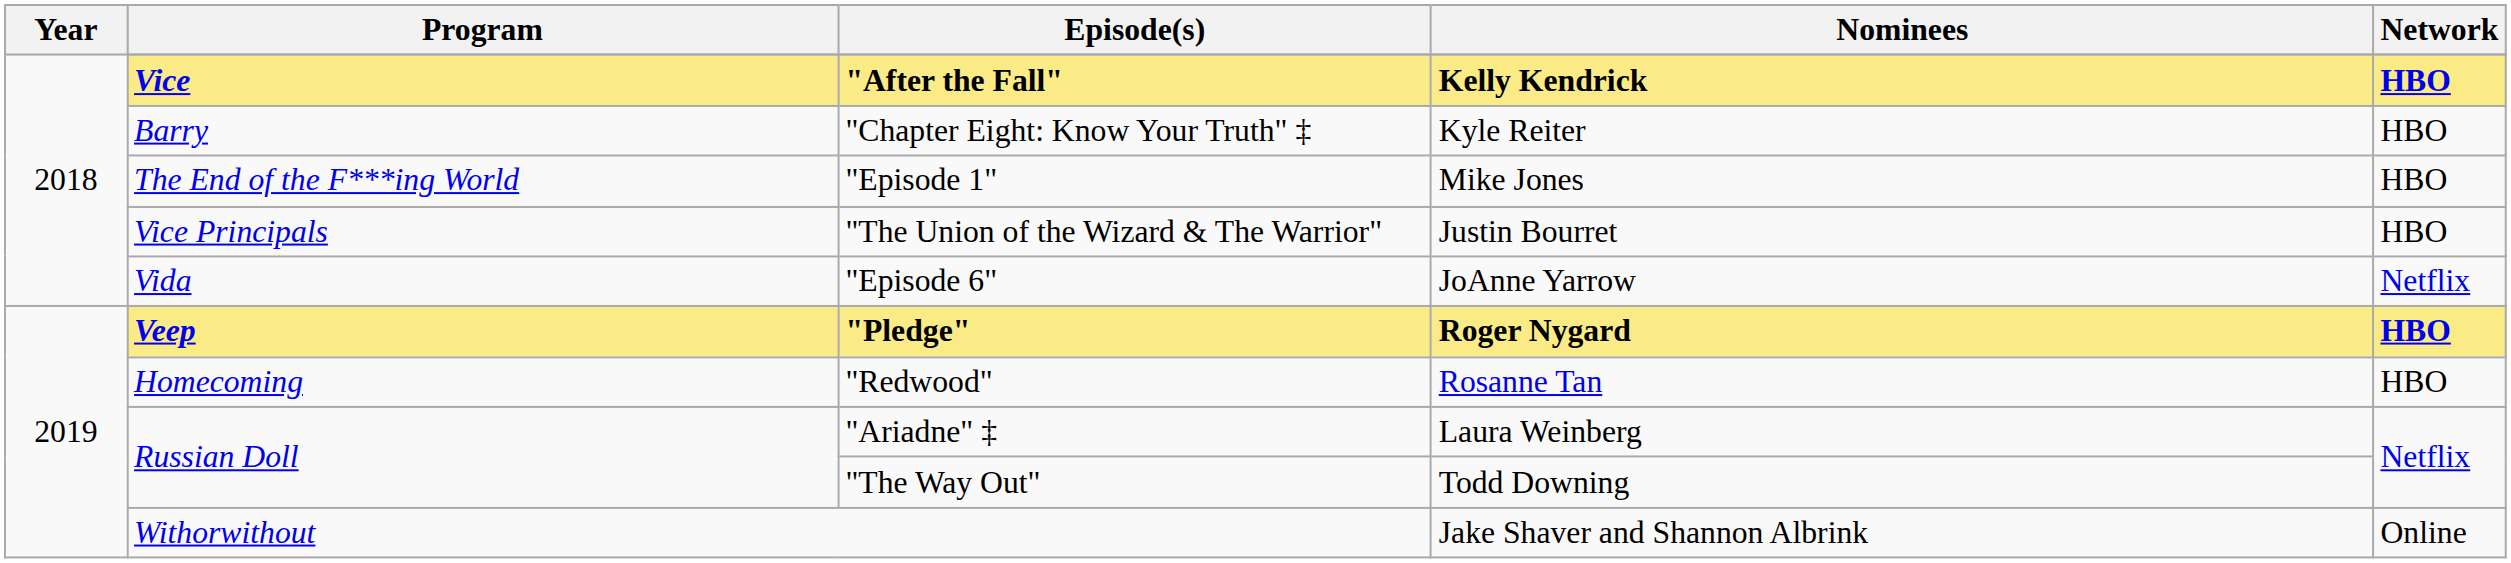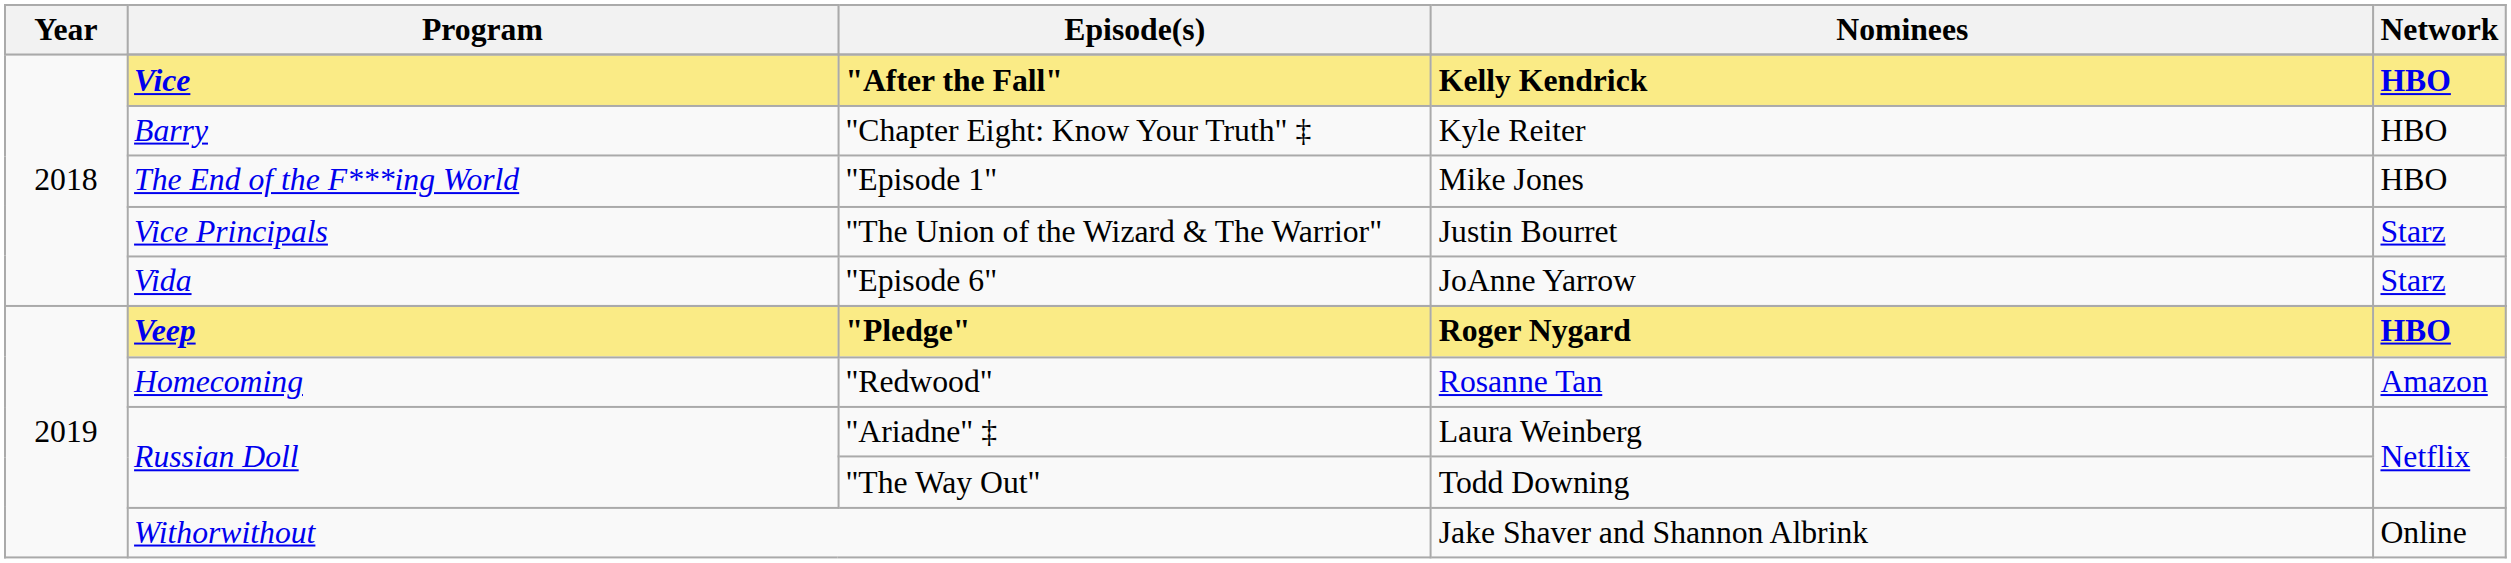(2414, 230) HBO -> (2413, 230) Starz
(2425, 280) Netflix -> (2413, 280) Starz
(2414, 381) HBO -> (2434, 381) Amazon
